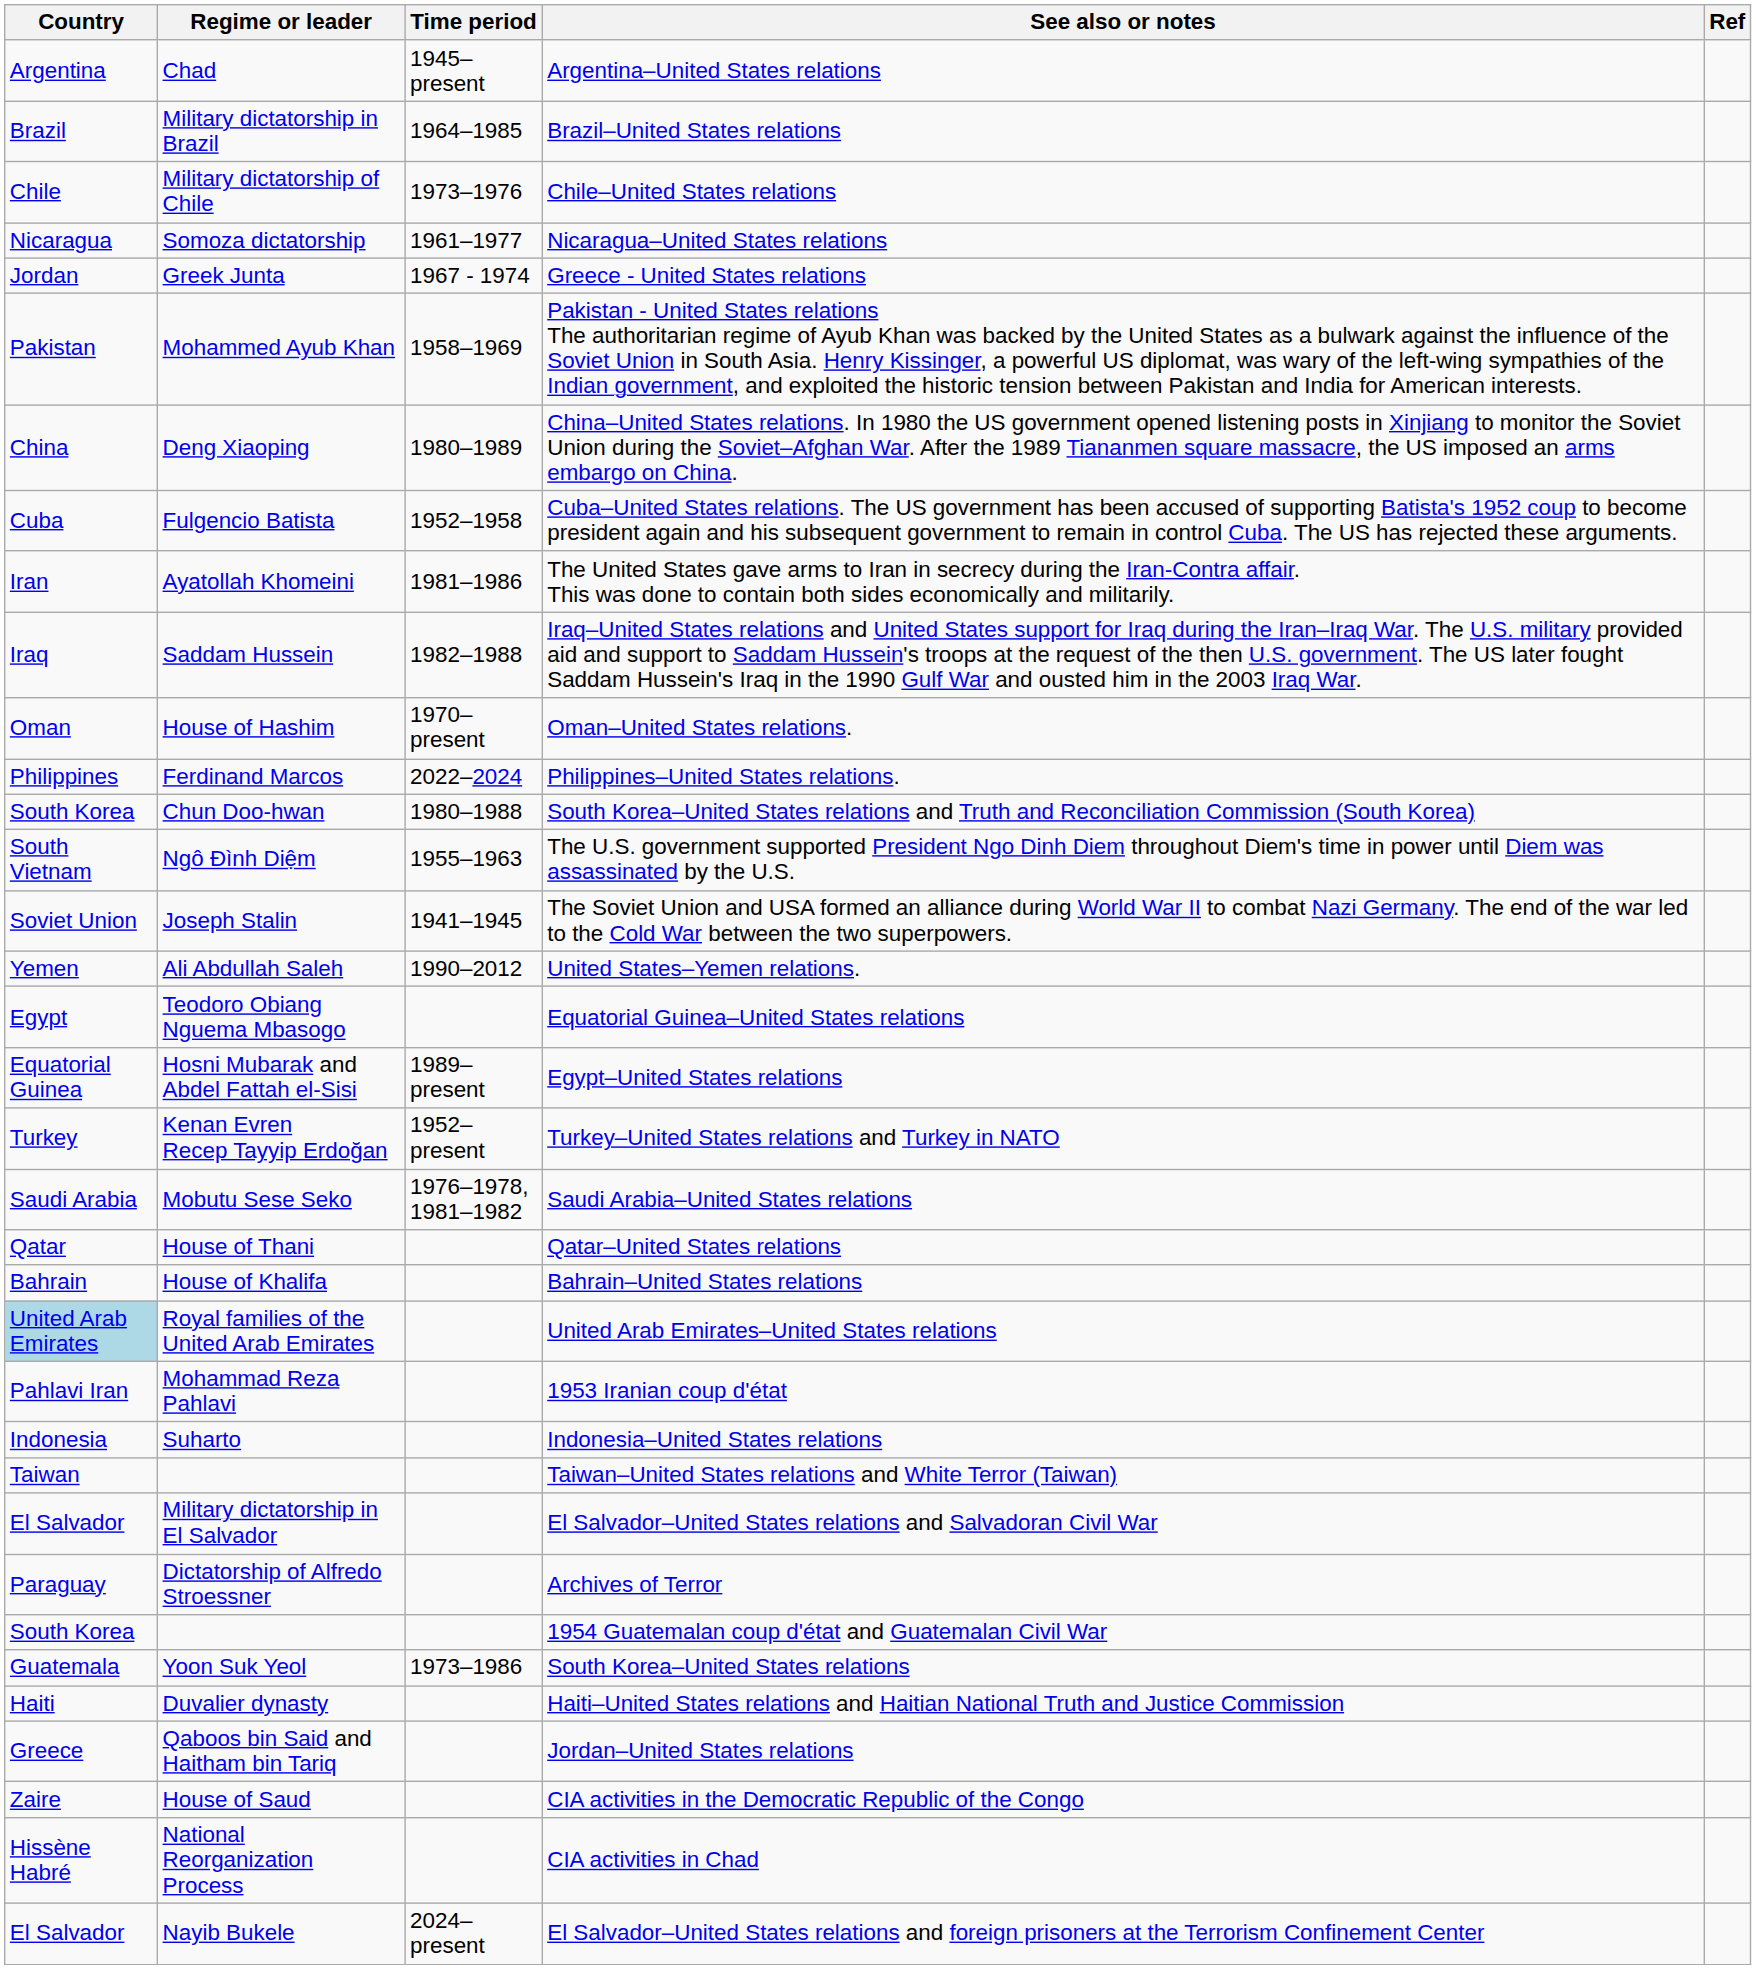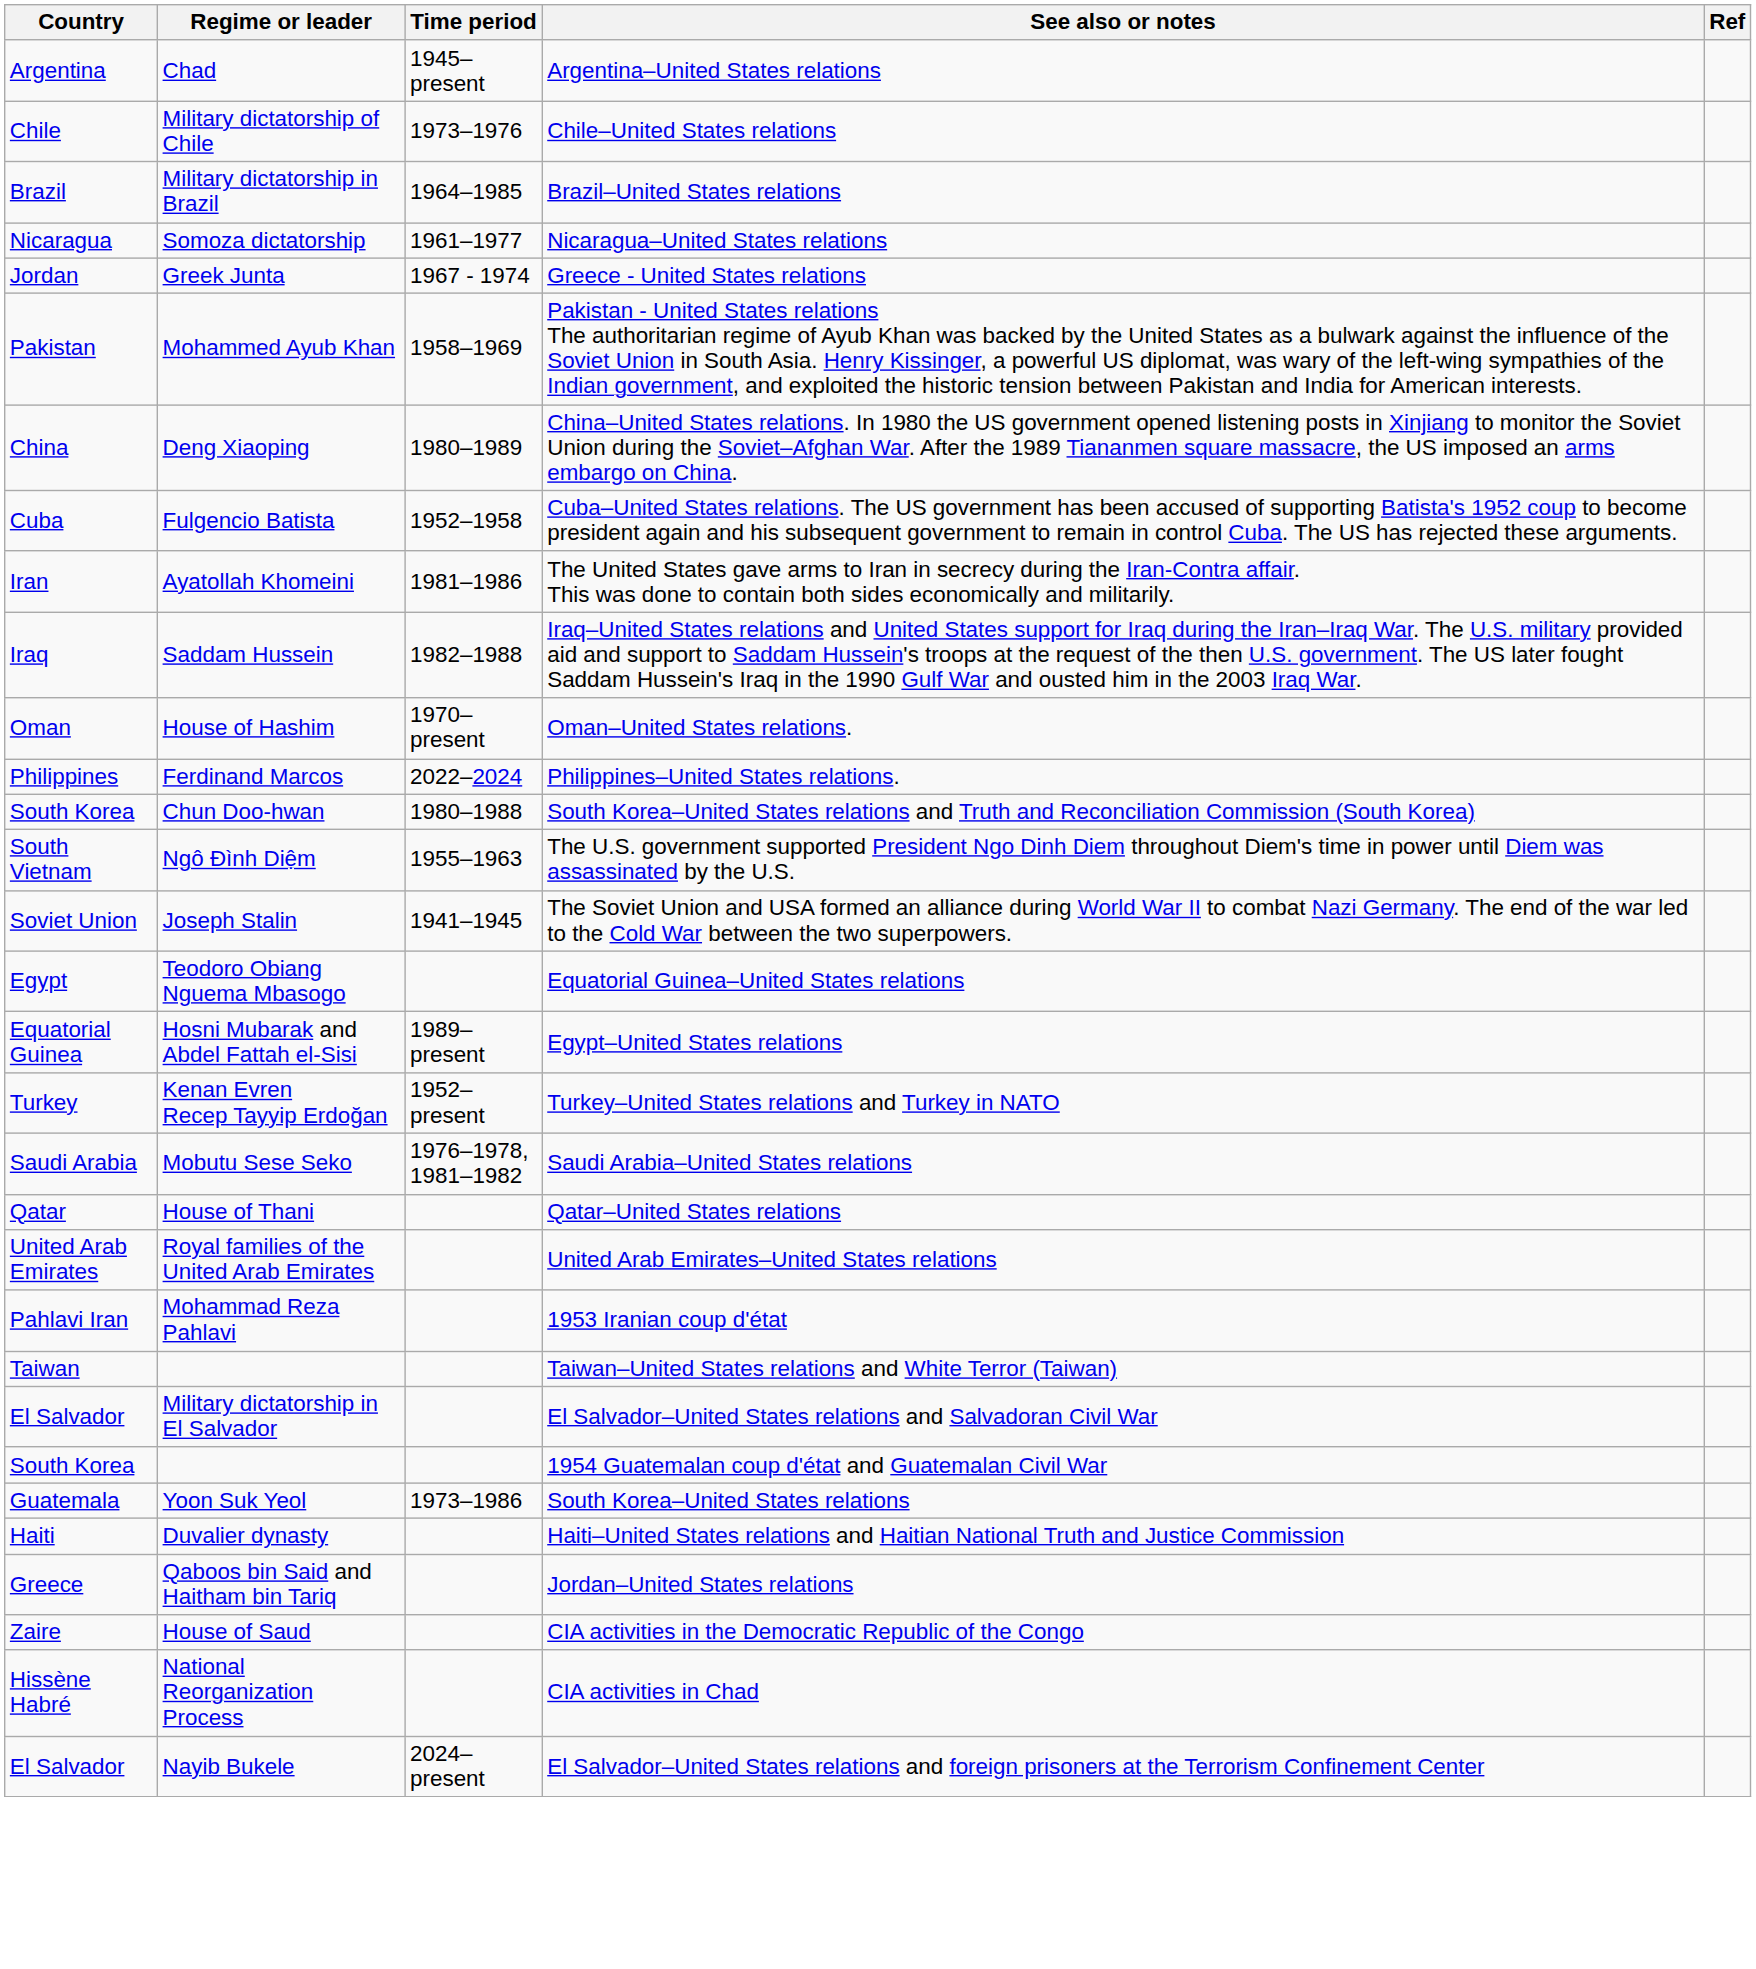rows swapped: (694, 131) <-> (692, 191)
- row: (704, 968)
- row: (705, 1282)
(68, 1330) lightblue background -> (68, 1259) no background
- row: (715, 1439)
- row: (635, 1583)
